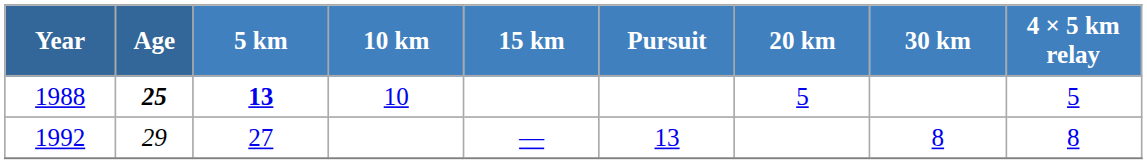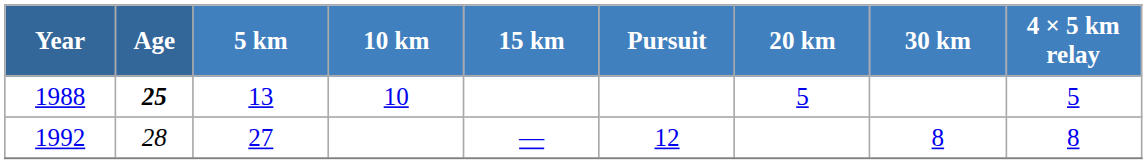(261, 96) bold -> (261, 96) normal
(154, 137) 29 -> (154, 137) 28
(667, 137) 13 -> (667, 137) 12
